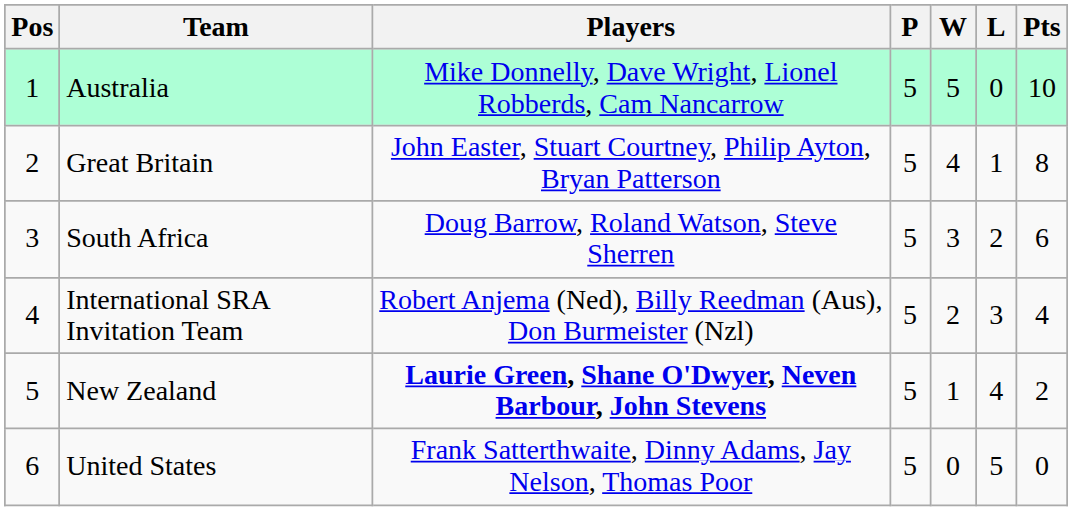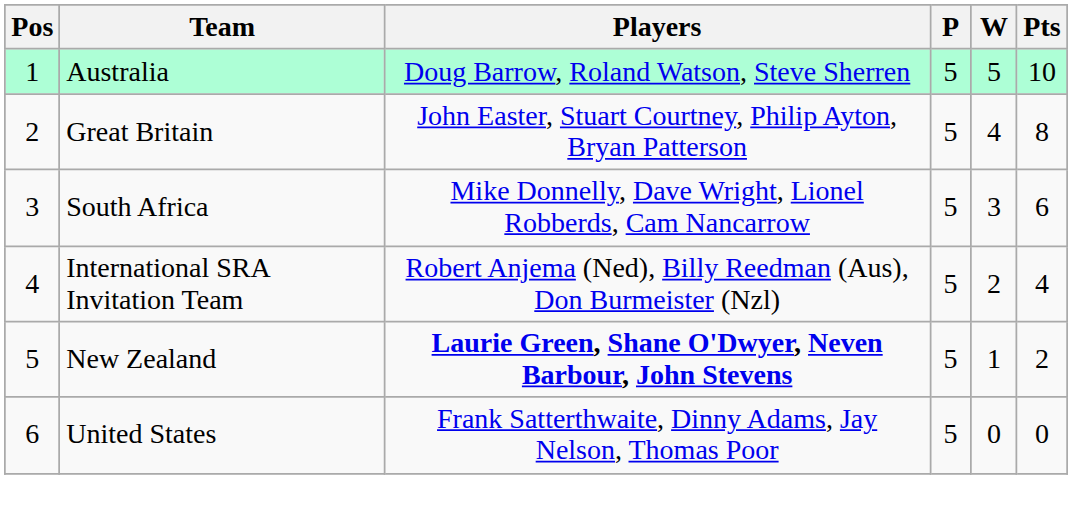- column: (996, 26)
(631, 86) Mike Donnelly, Dave Wright, Lionel Robberds, Cam Nancarrow -> (657, 71) Doug Barrow, Roland Watson, Steve Sherren
(631, 238) Doug Barrow, Roland Watson, Steve Sherren -> (657, 207) Mike Donnelly, Dave Wright, Lionel Robberds, Cam Nancarrow
